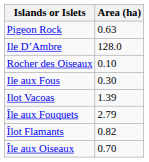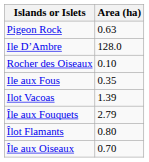(107, 81) 0.30 -> (107, 81) 0.35
(107, 132) 0.82 -> (107, 132) 0.80
